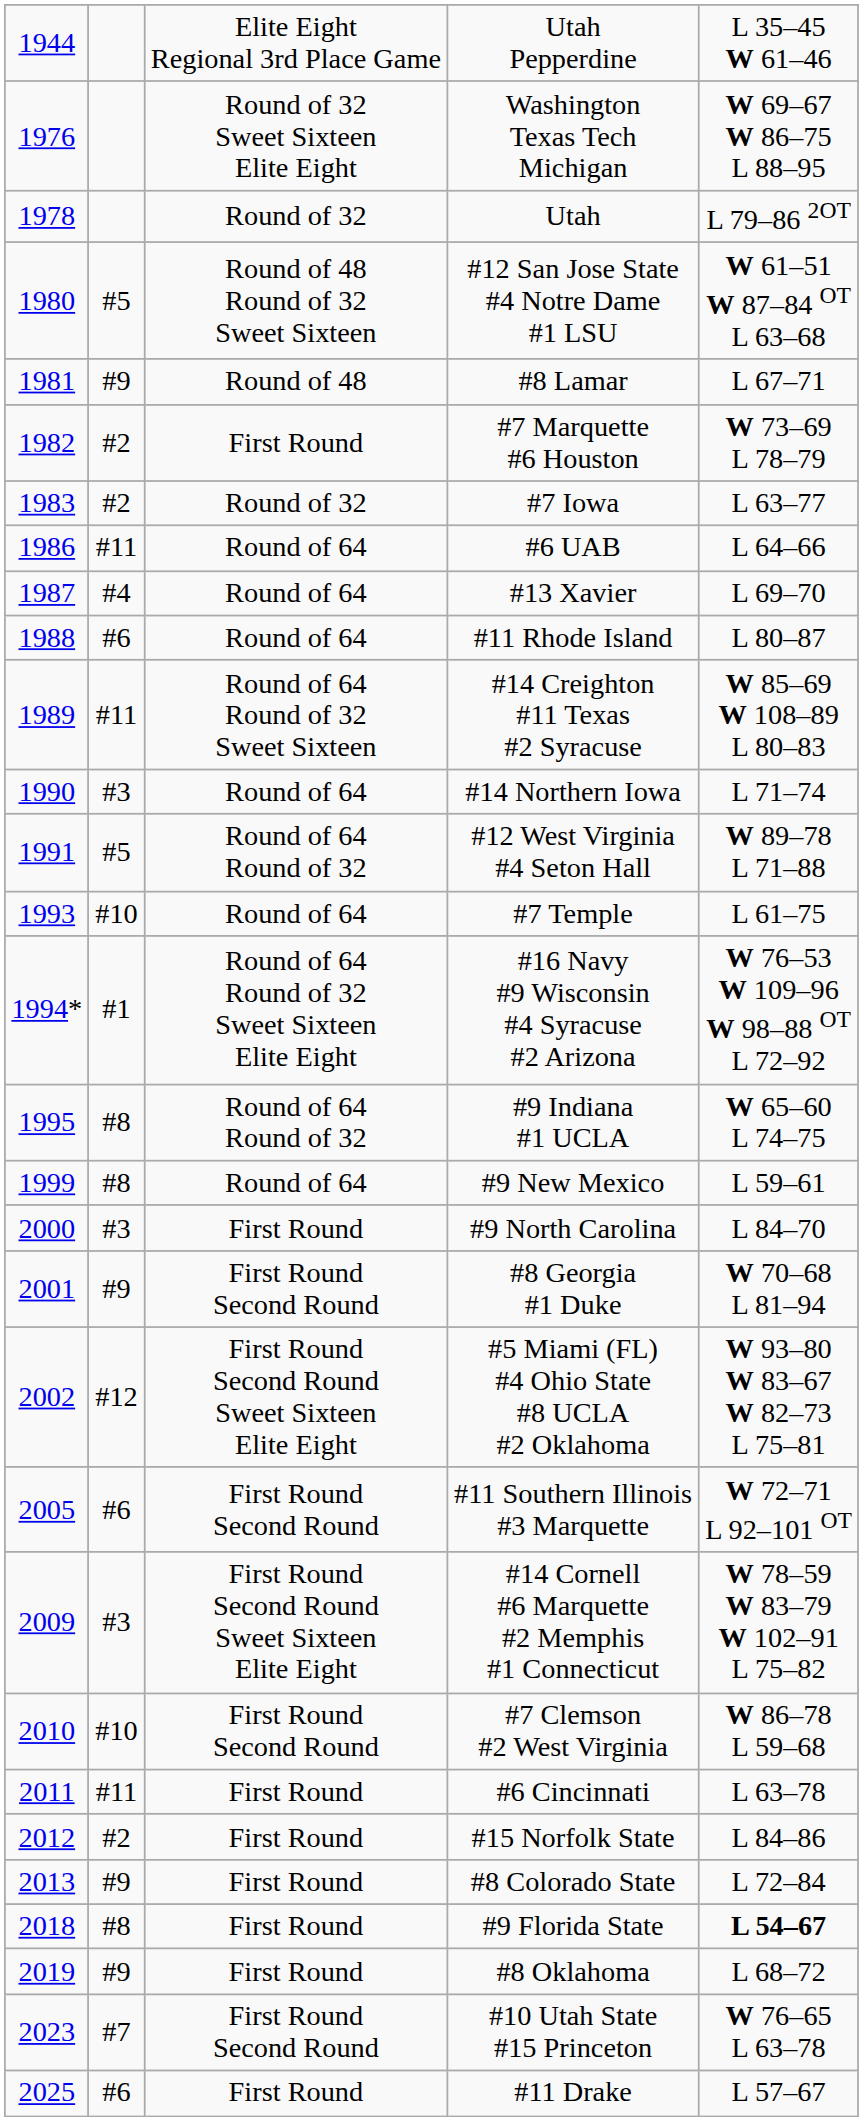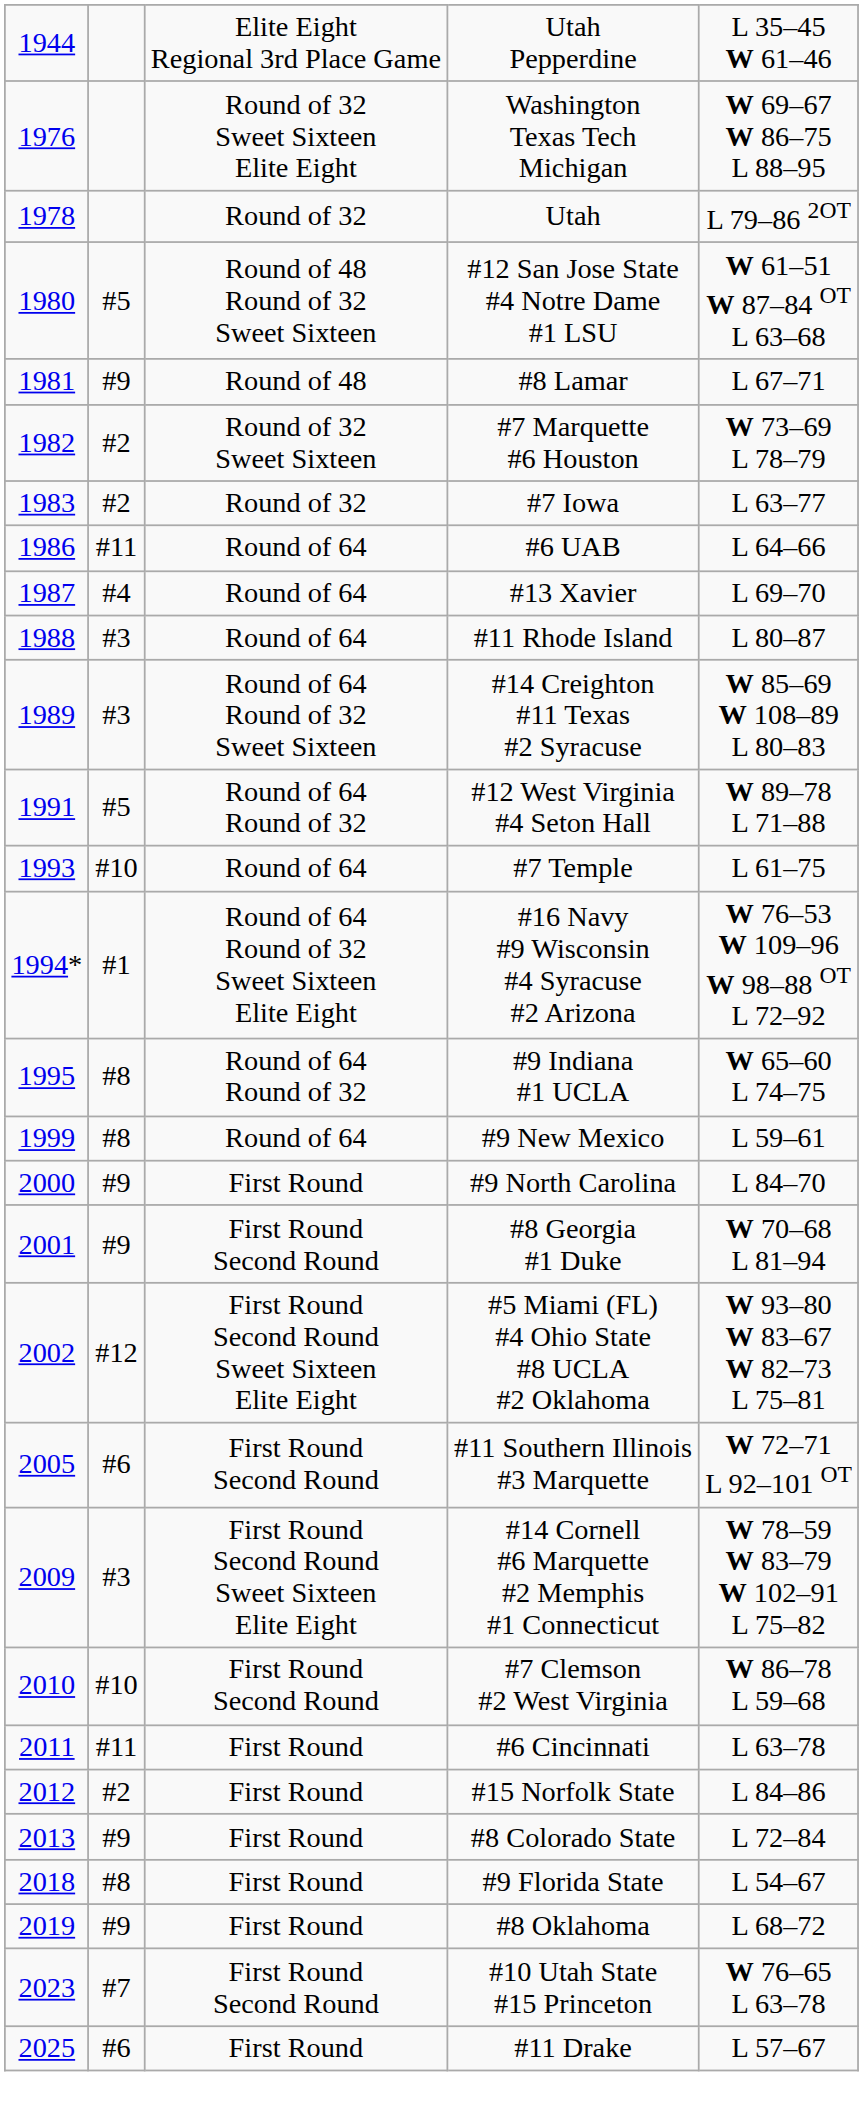(296, 442) First Round -> (296, 442) Round of 32 Sweet Sixteen
(117, 637) #6 -> (117, 637) #3
(117, 714) #11 -> (117, 714) #3
- row: (573, 791)
(117, 1227) #3 -> (117, 1182) #9
(779, 1926) bold -> (779, 1881) normal
